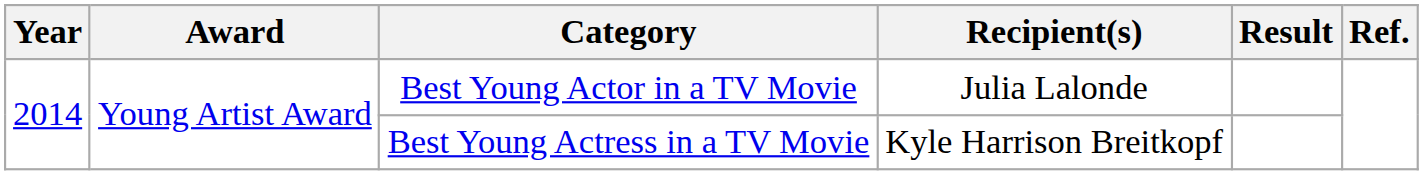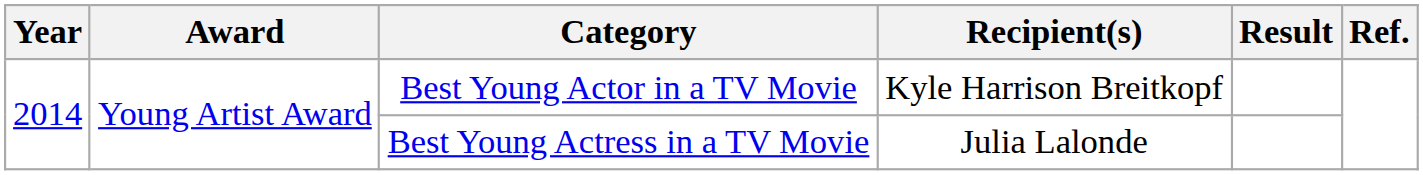(1054, 86) Julia Lalonde -> (1054, 86) Kyle Harrison Breitkopf
(1054, 141) Kyle Harrison Breitkopf -> (1054, 141) Julia Lalonde
